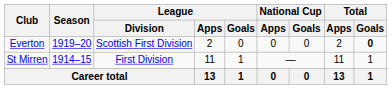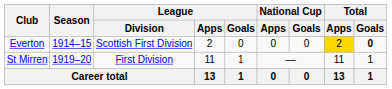(72, 44) 1919–20 -> (72, 44) 1914–15
(339, 44) no background -> (339, 44) gold background
(72, 60) 1914–15 -> (72, 60) 1919–20
